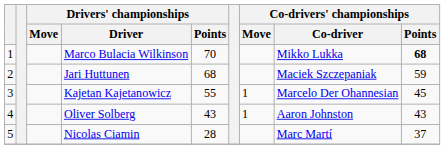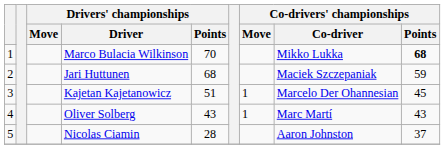(210, 93) 55 -> (210, 93) 51
(315, 113) Aaron Johnston -> (304, 113) Marc Martí
(304, 133) Marc Martí -> (315, 133) Aaron Johnston
